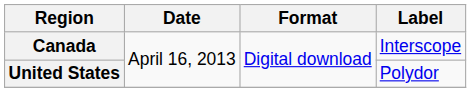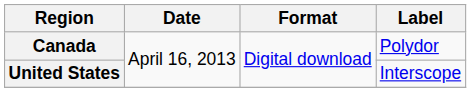(420, 45) Interscope -> (409, 45) Polydor
(409, 73) Polydor -> (420, 73) Interscope
